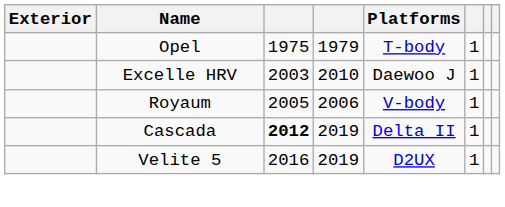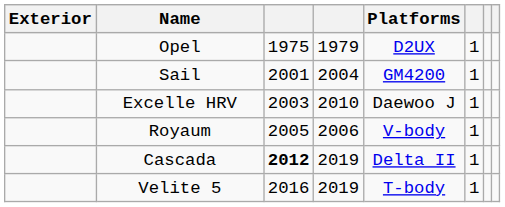(414, 47) T-body -> (414, 47) D2UX
+ row: (180, 75)
(414, 160) D2UX -> (414, 188) T-body
